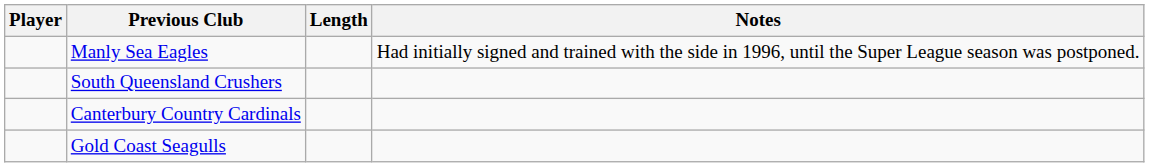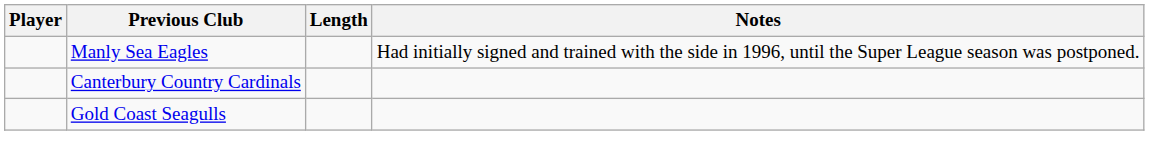- row: (176, 83)
